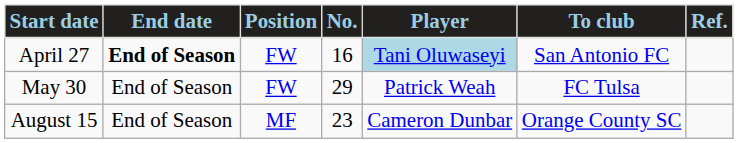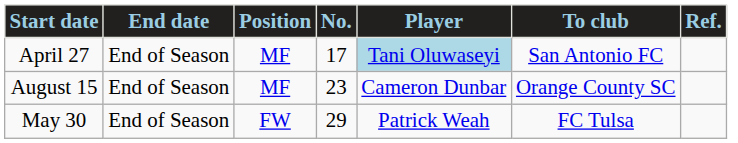(172, 54) bold -> (169, 54) normal
(281, 54) FW -> (275, 54) MF
(342, 54) 16 -> (336, 54) 17
rows swapped: (54, 87) <-> (54, 120)
